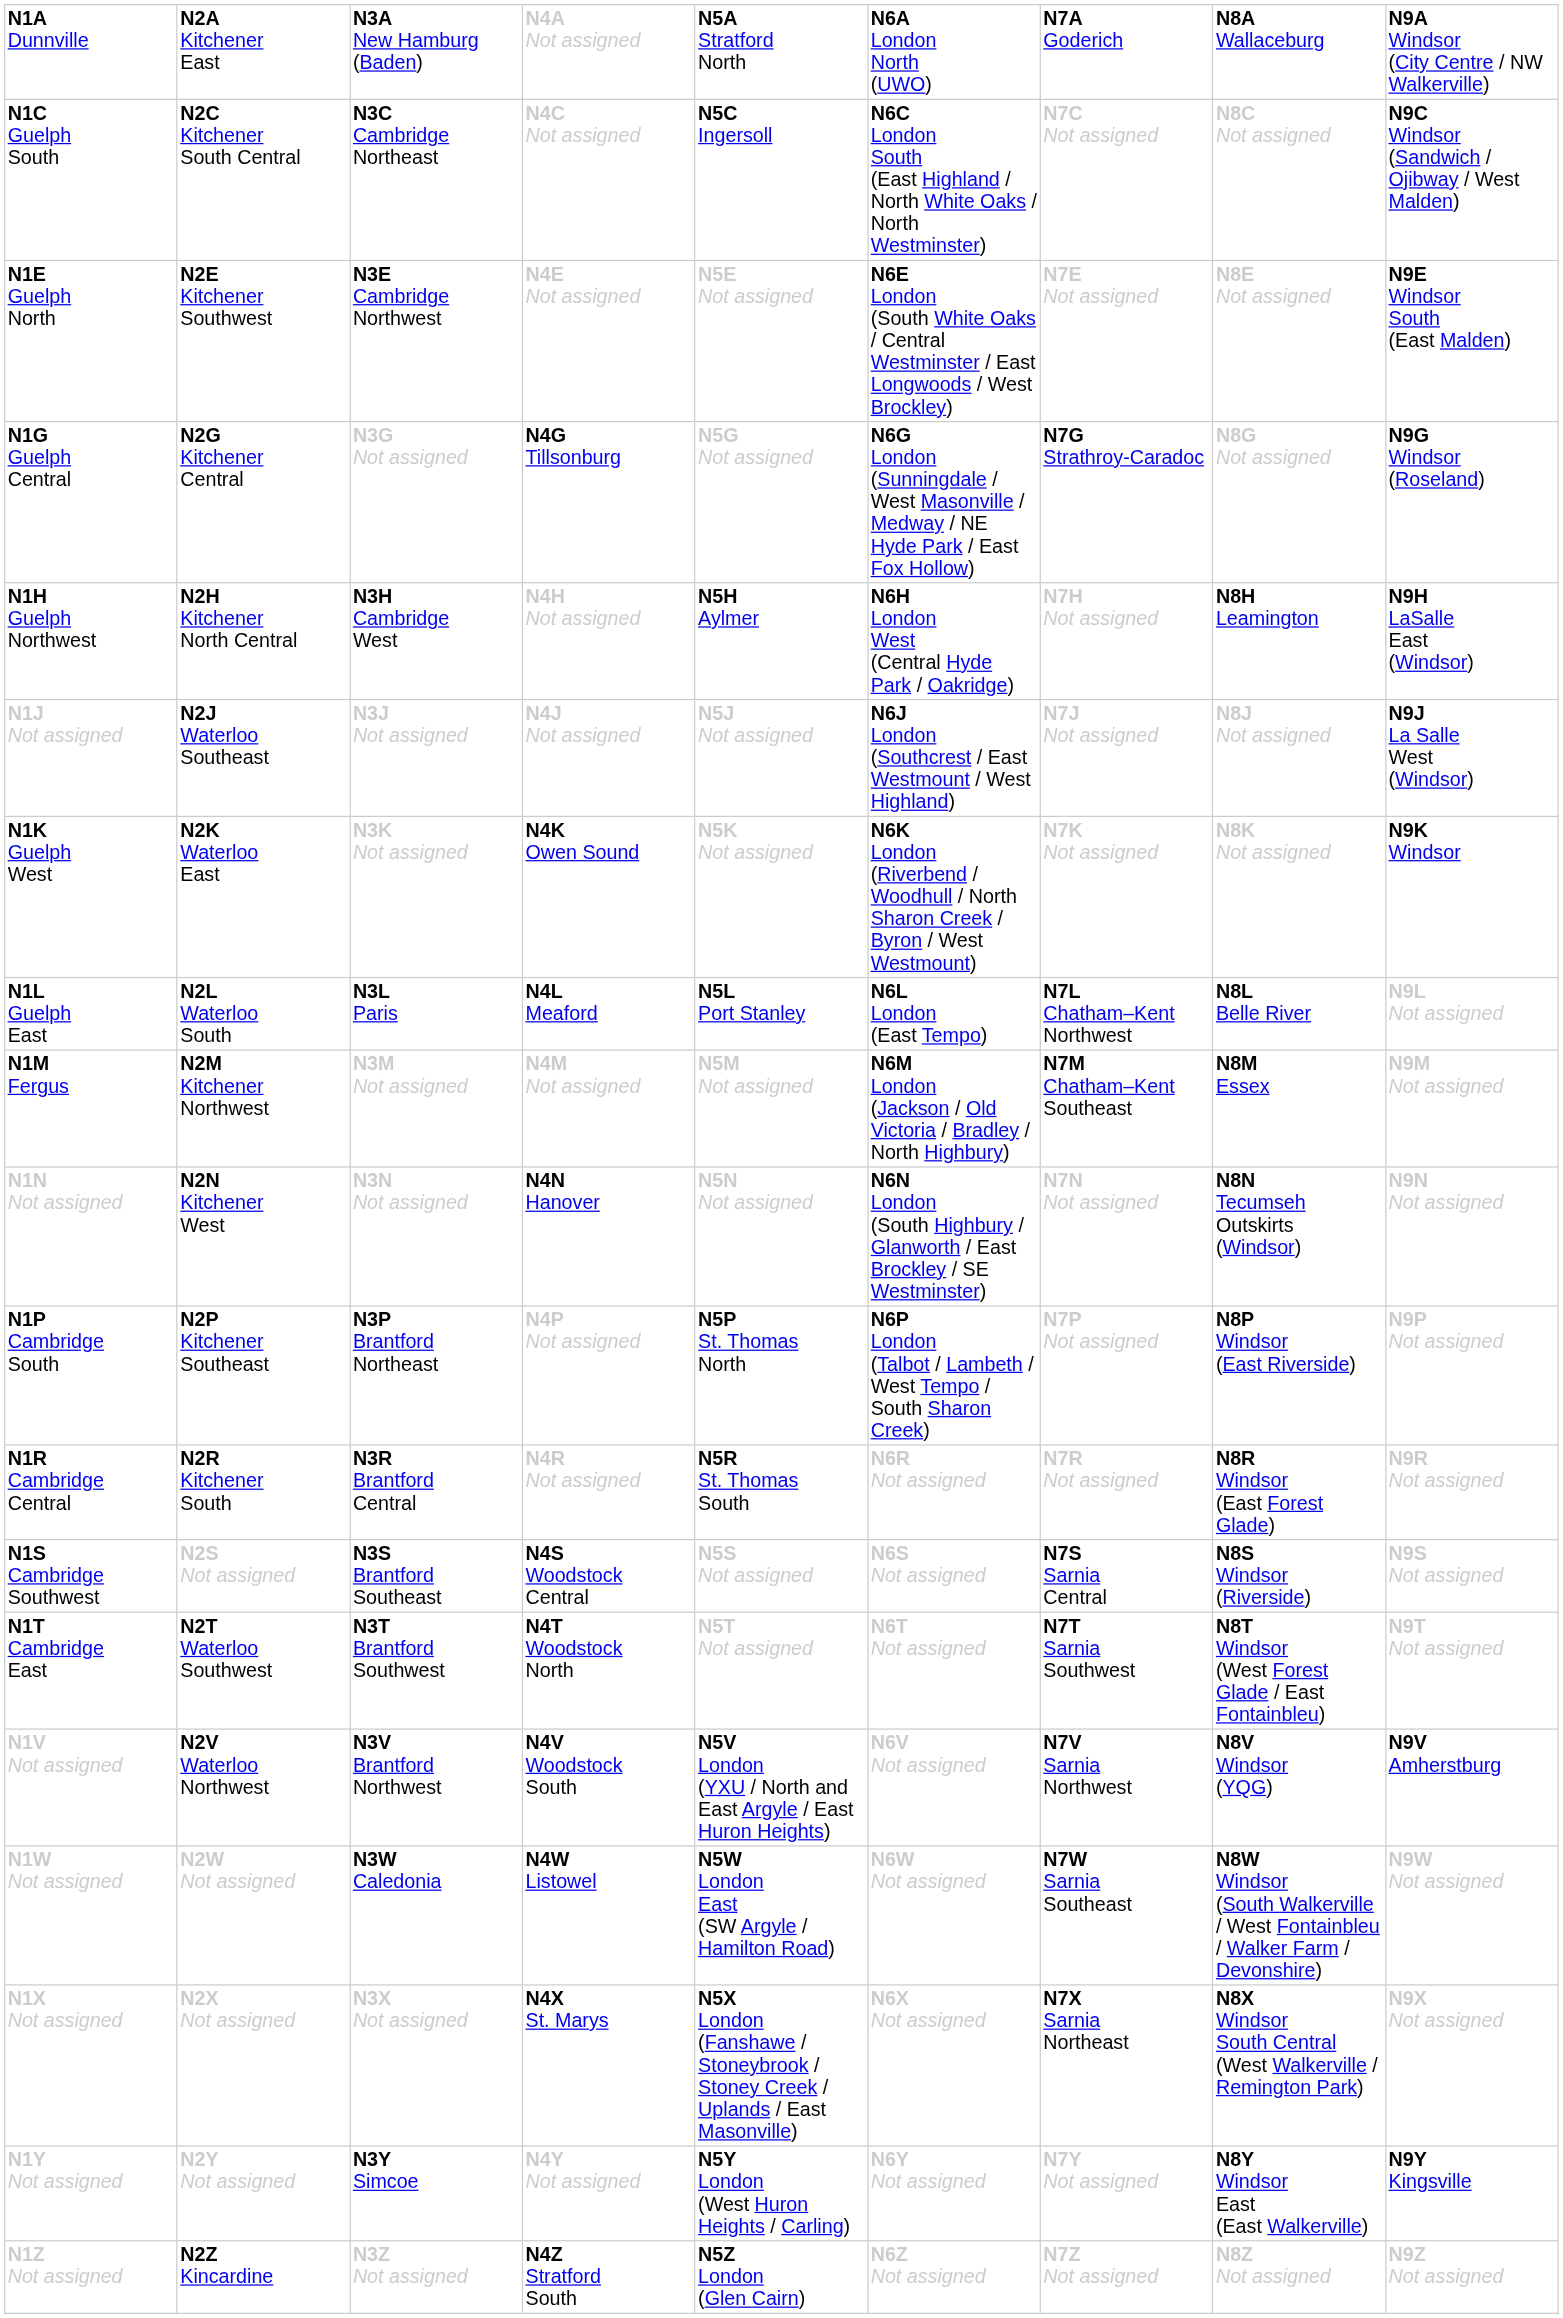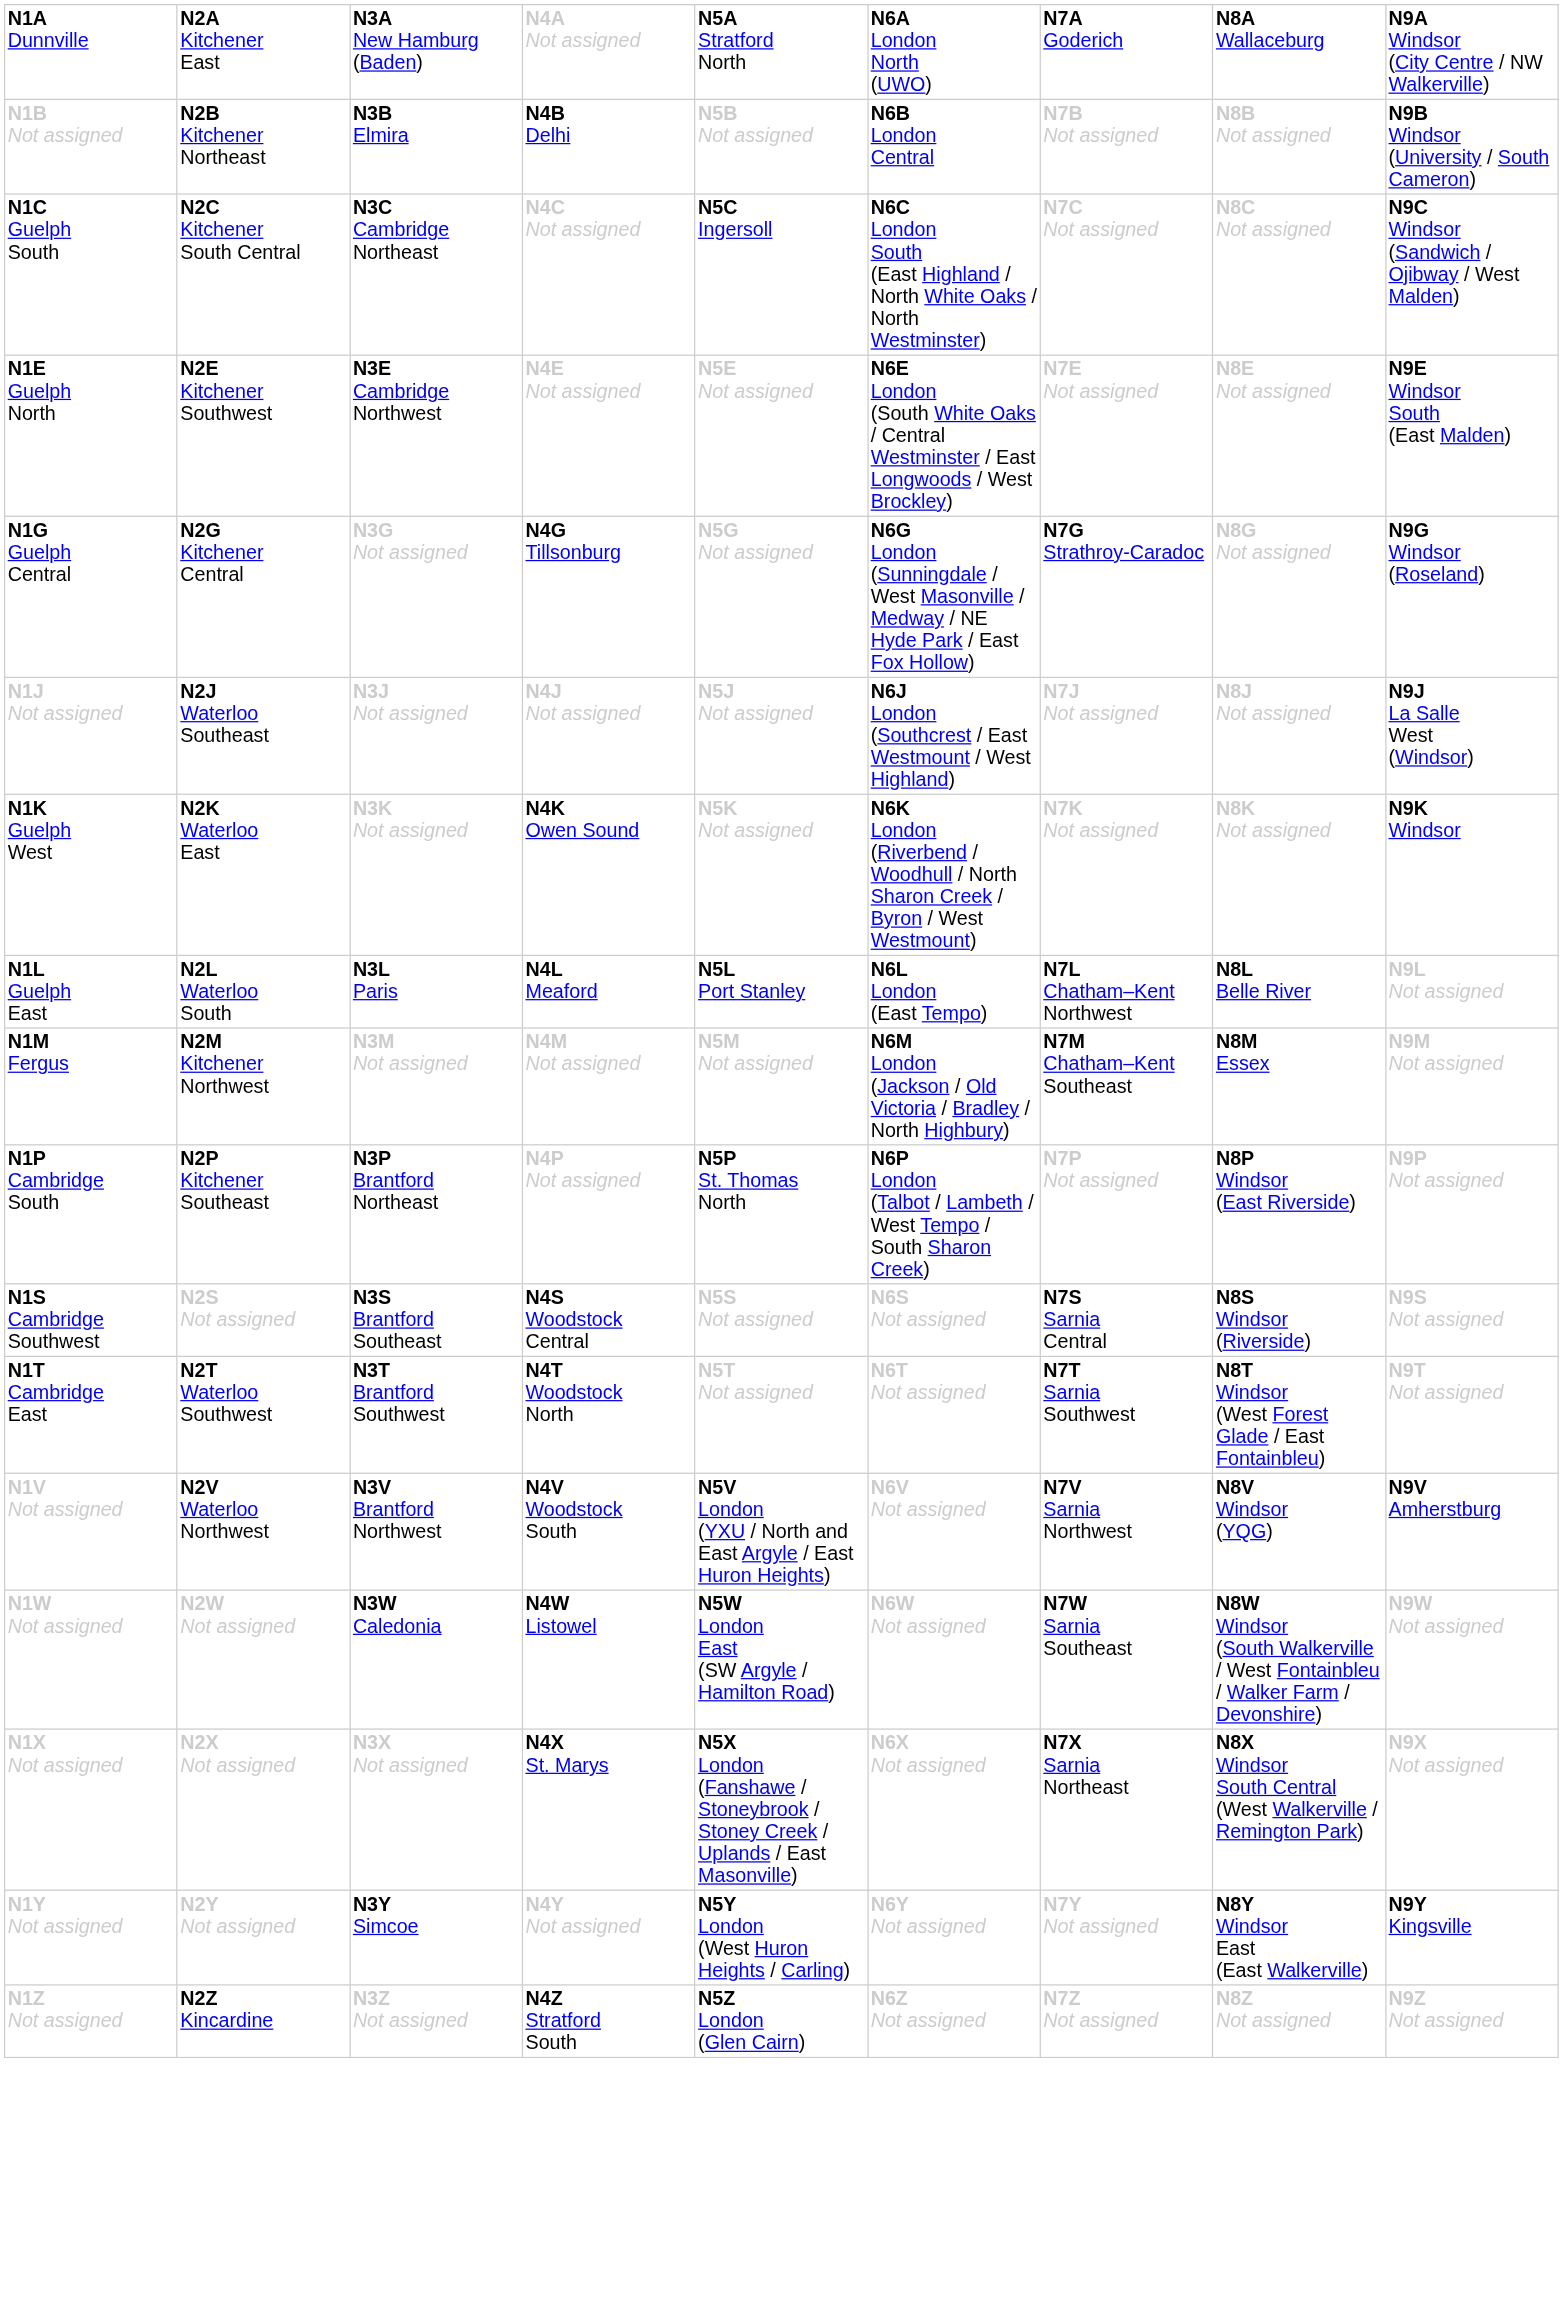+ row: (65, 124)
- row: (52, 618)
- row: (65, 1192)
- row: (56, 1481)
